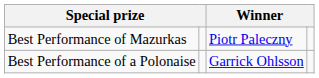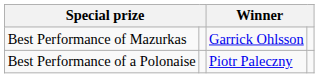(251, 38) Piotr Paleczny -> (256, 38) Garrick Ohlsson
(256, 61) Garrick Ohlsson -> (251, 61) Piotr Paleczny
